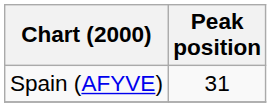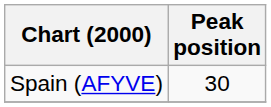(217, 83) 31 -> (217, 83) 30
